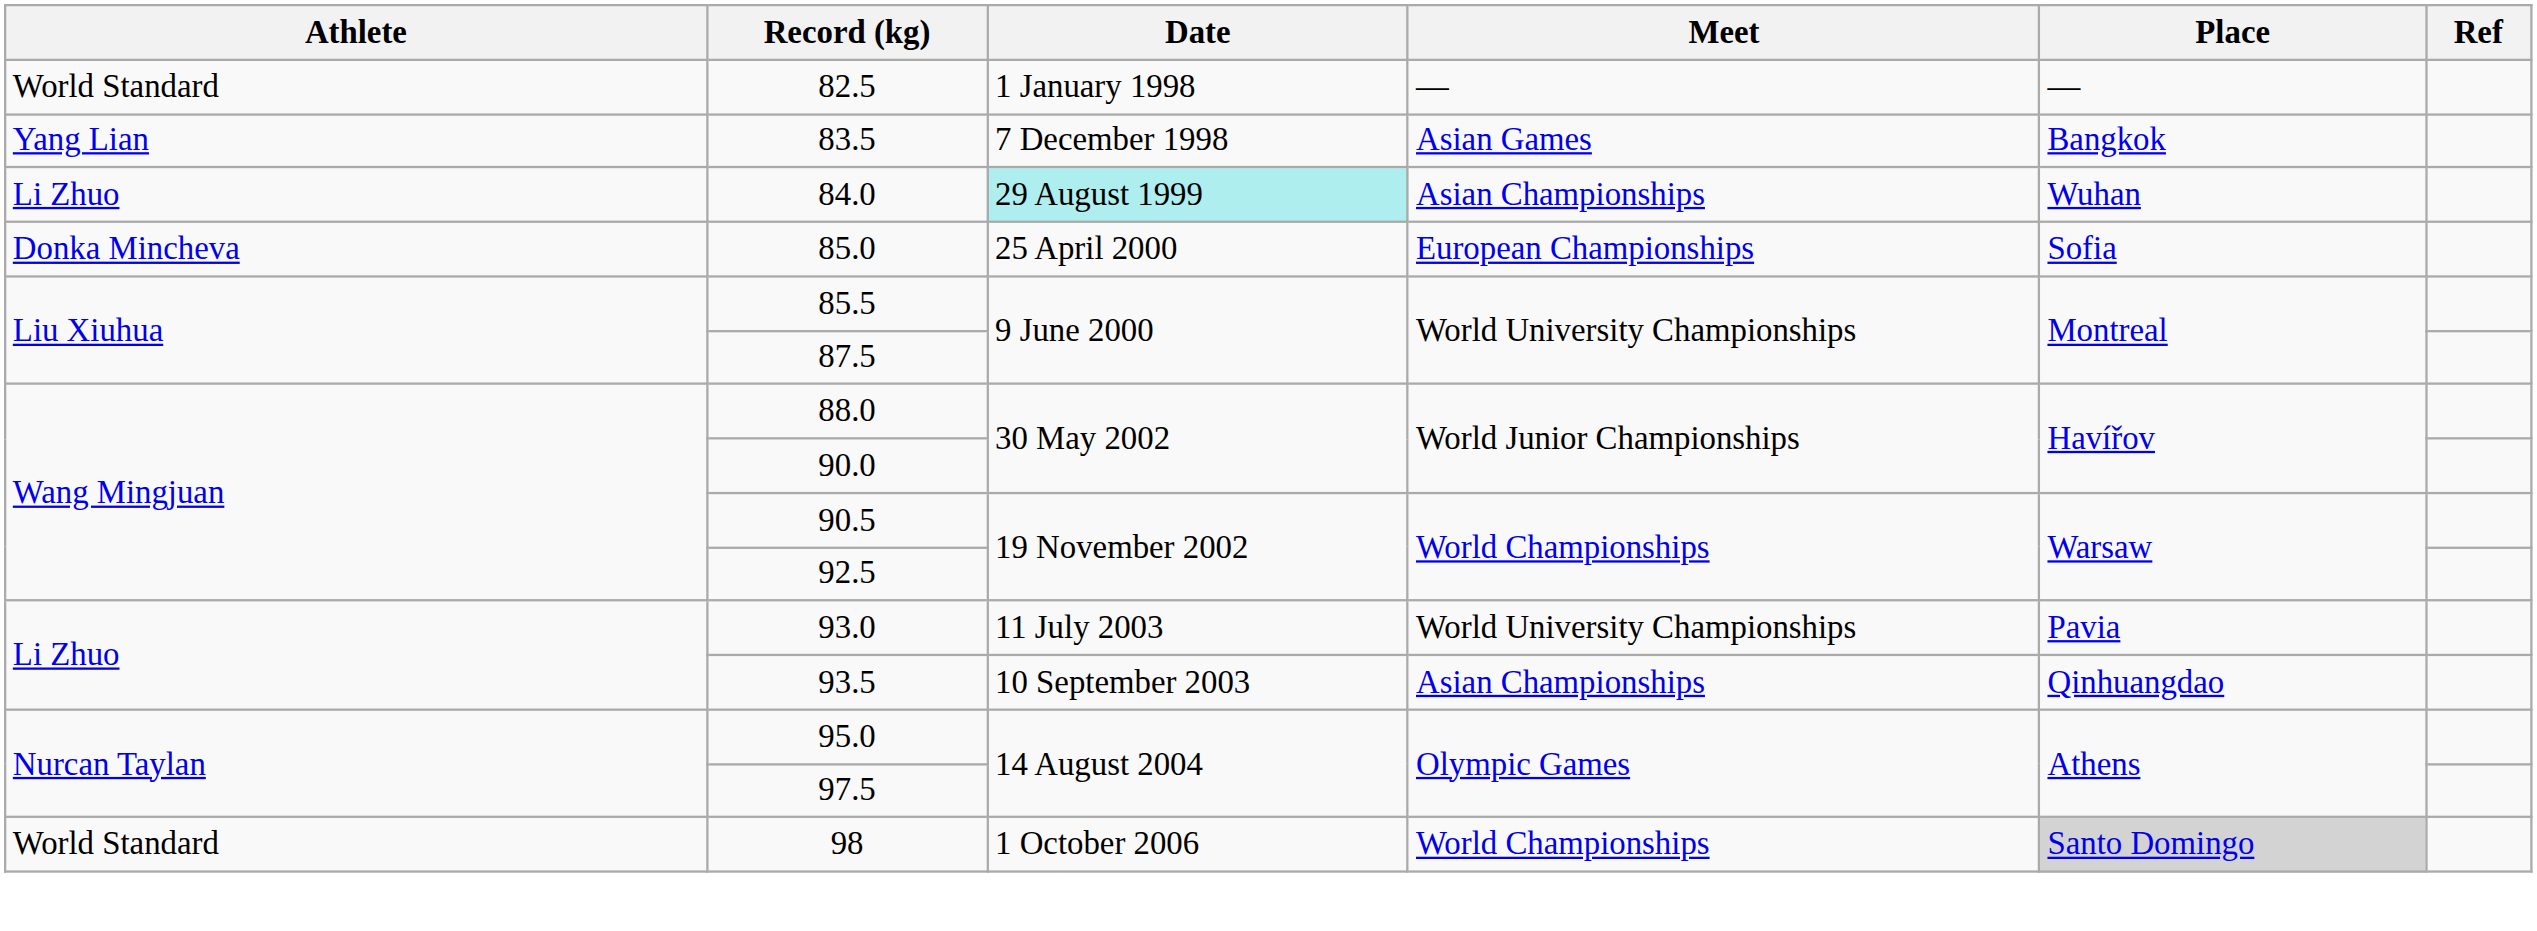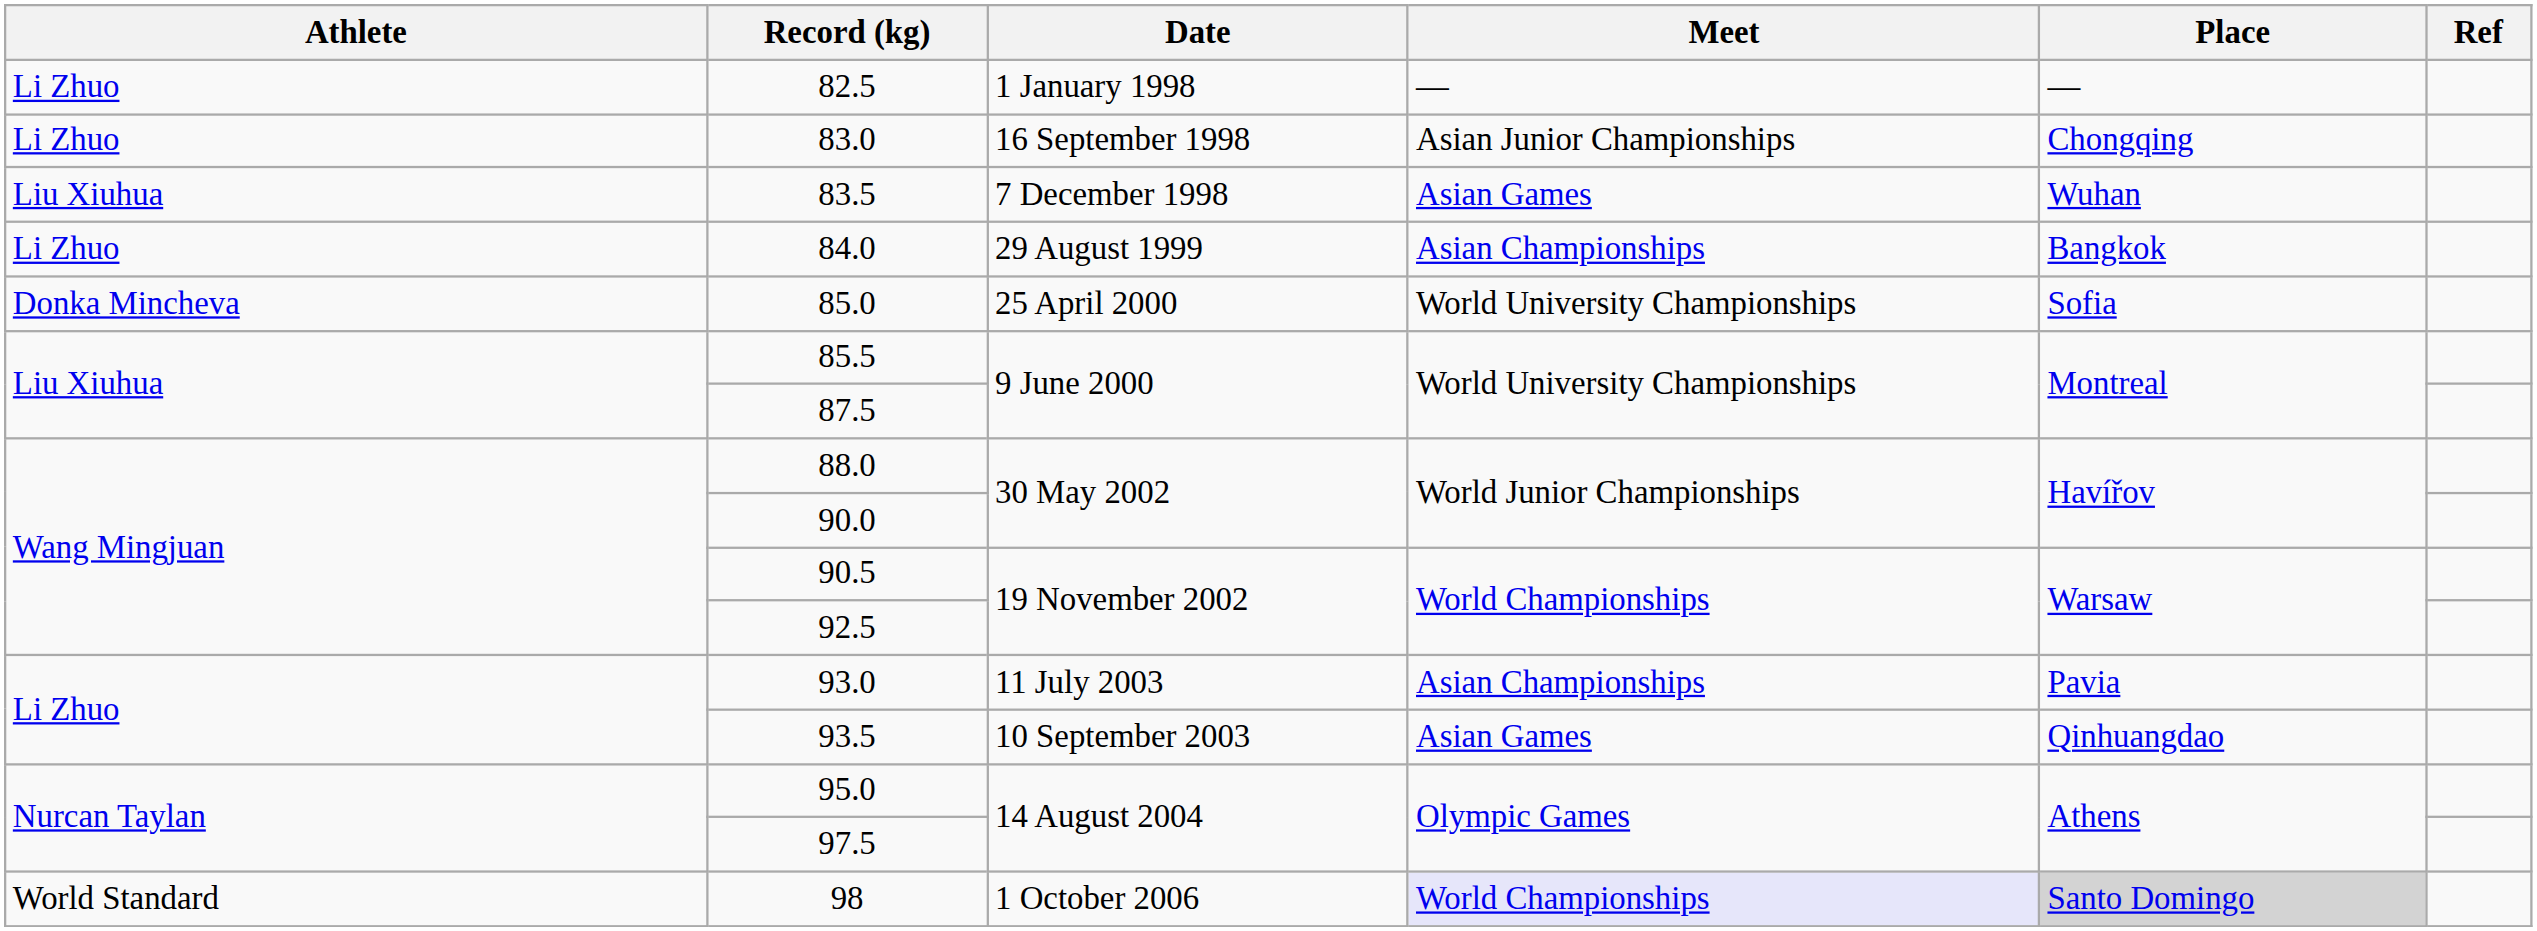(116, 86) World Standard -> (66, 86) Li Zhuo
+ row: (847, 140)
(81, 140) Yang Lian -> (88, 194) Liu Xiuhua
(2107, 140) Bangkok -> (2094, 194) Wuhan
(1099, 194) paleturquoise background -> (1099, 248) no background
(2094, 194) Wuhan -> (2107, 248) Bangkok
(1585, 248) European Championships -> (1636, 302) World University Championships
(1636, 627) World University Championships -> (1560, 681) Asian Championships
(1560, 681) Asian Championships -> (1504, 735) Asian Games
(1563, 844) no background -> (1563, 898) lavender background
